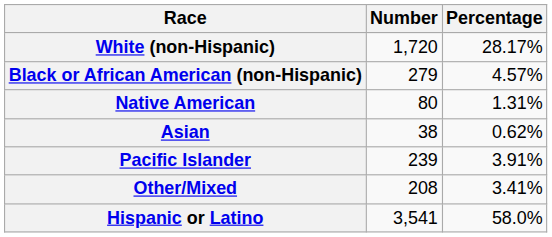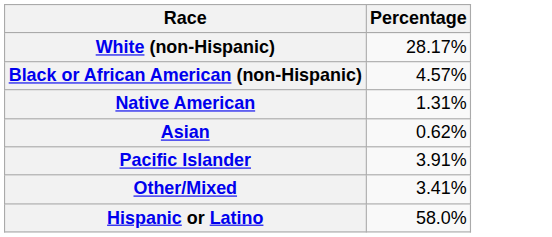- column: (404, 18)
